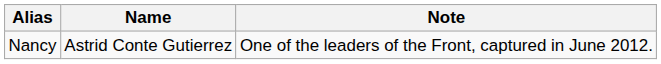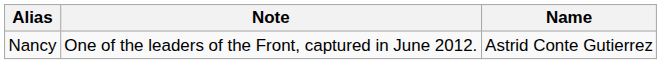columns swapped: (148, 17) <-> (446, 17)
